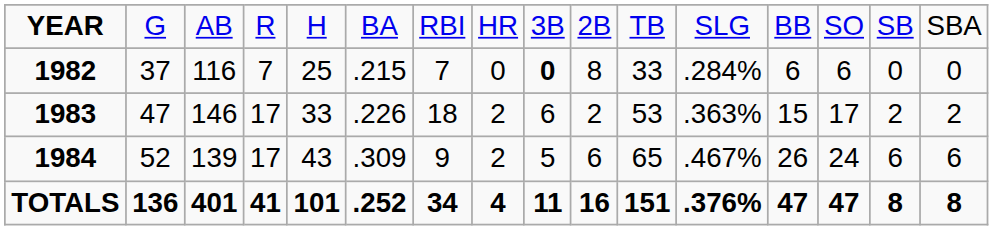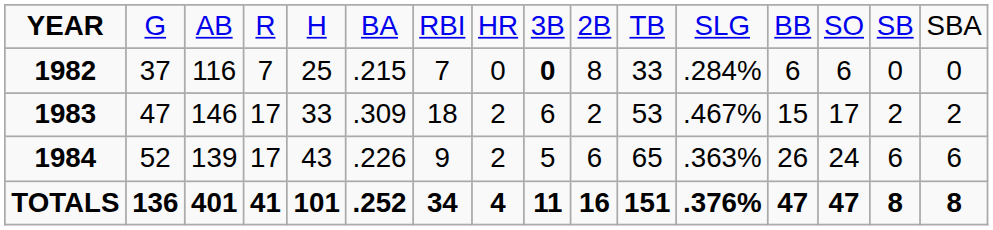(380, 114) .226 -> (380, 114) .309
(722, 114) .363% -> (722, 114) .467%
(380, 158) .309 -> (380, 158) .226
(722, 158) .467% -> (722, 158) .363%
